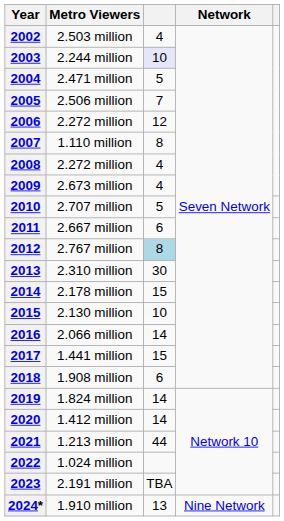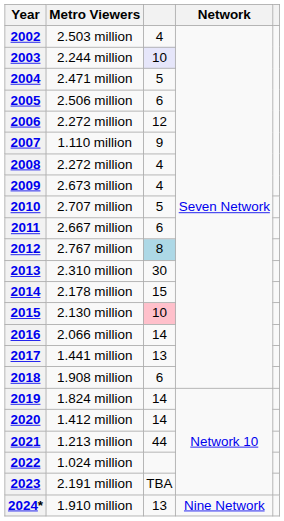(159, 100) 7 -> (159, 100) 6
(159, 143) 8 -> (159, 143) 9
(159, 313) no background -> (159, 313) pink background
(159, 356) 15 -> (159, 356) 13
